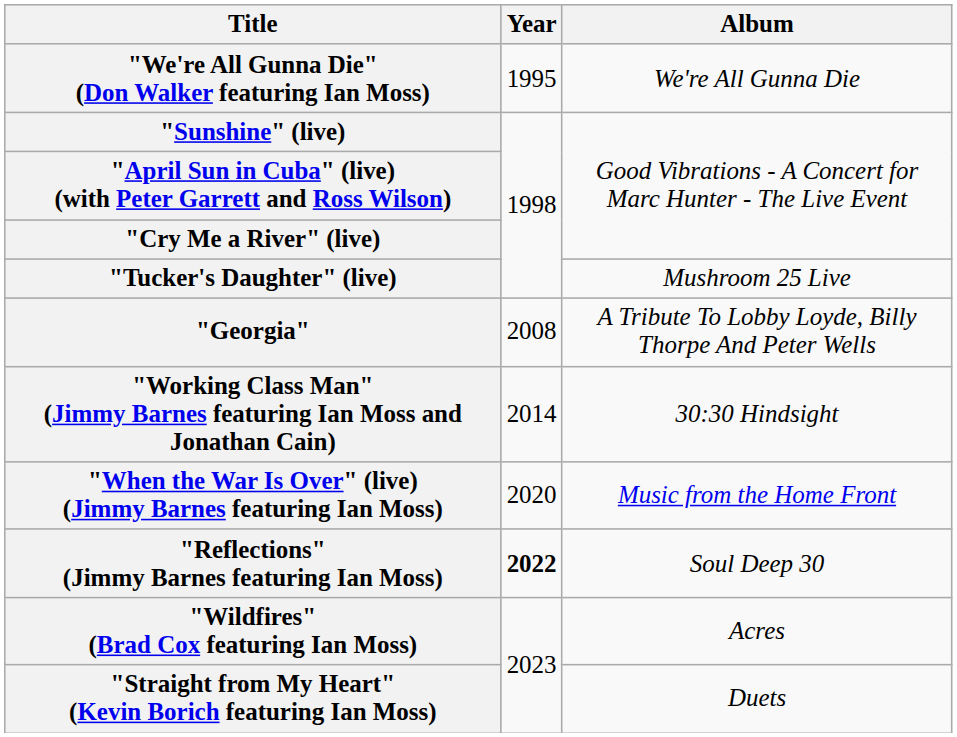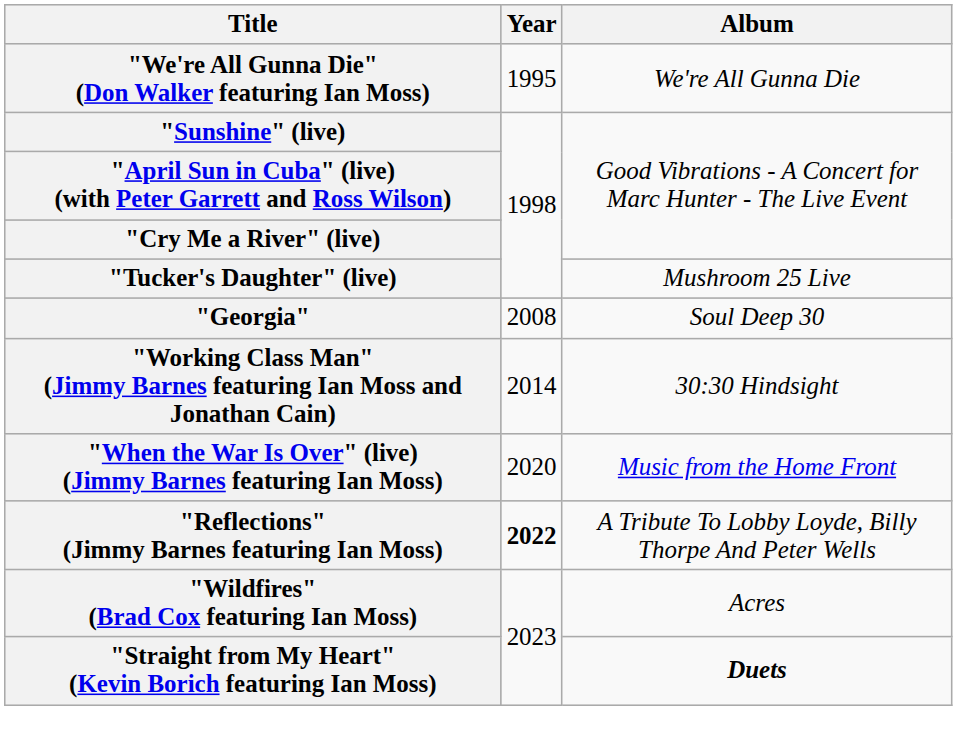(757, 332) A Tribute To Lobby Loyde, Billy Thorpe And Peter Wells -> (757, 317) Soul Deep 30
(757, 563) Soul Deep 30 -> (757, 534) A Tribute To Lobby Loyde, Billy Thorpe And Peter Wells
(757, 698) normal -> (757, 670) bold
